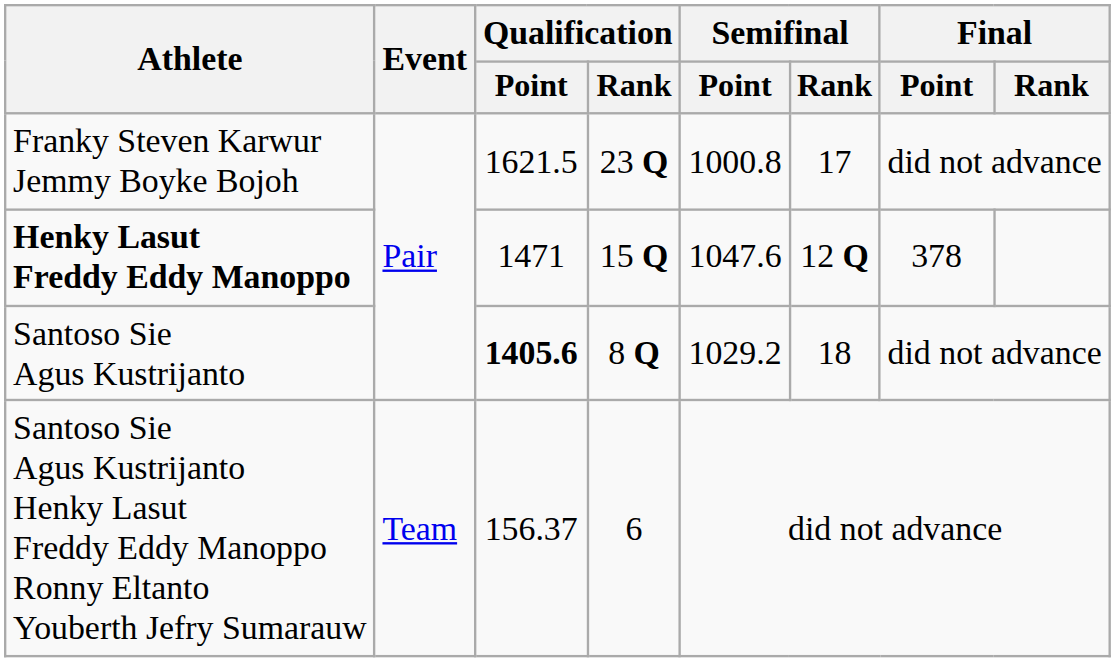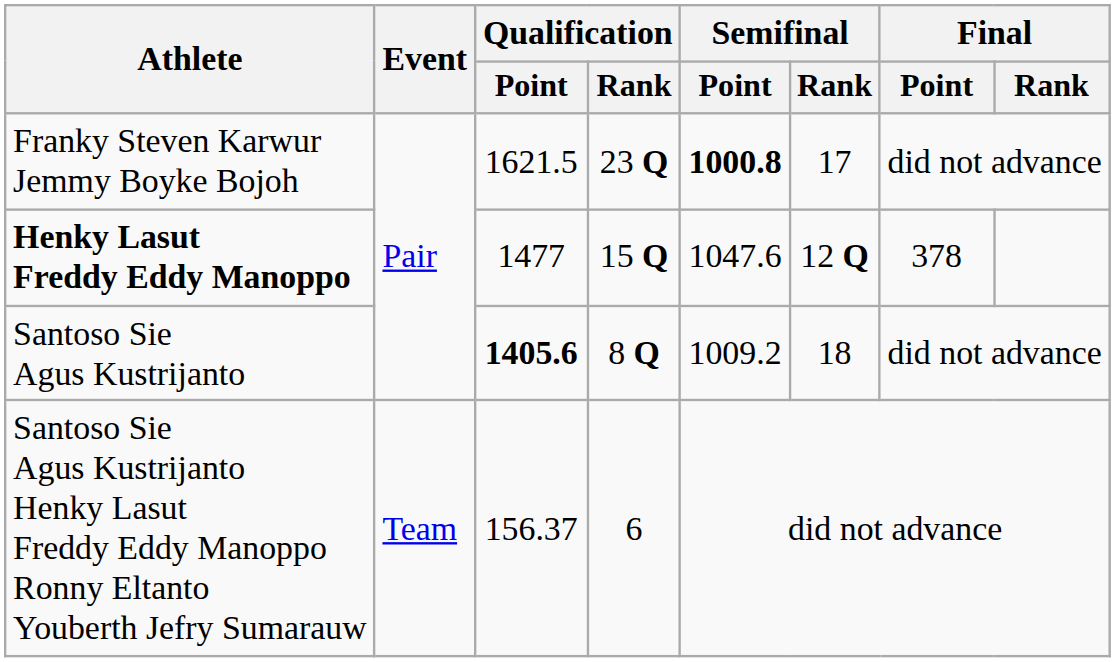(735, 161) normal -> (735, 161) bold
(531, 257) 1471 -> (531, 257) 1477
(735, 352) 1029.2 -> (735, 352) 1009.2
